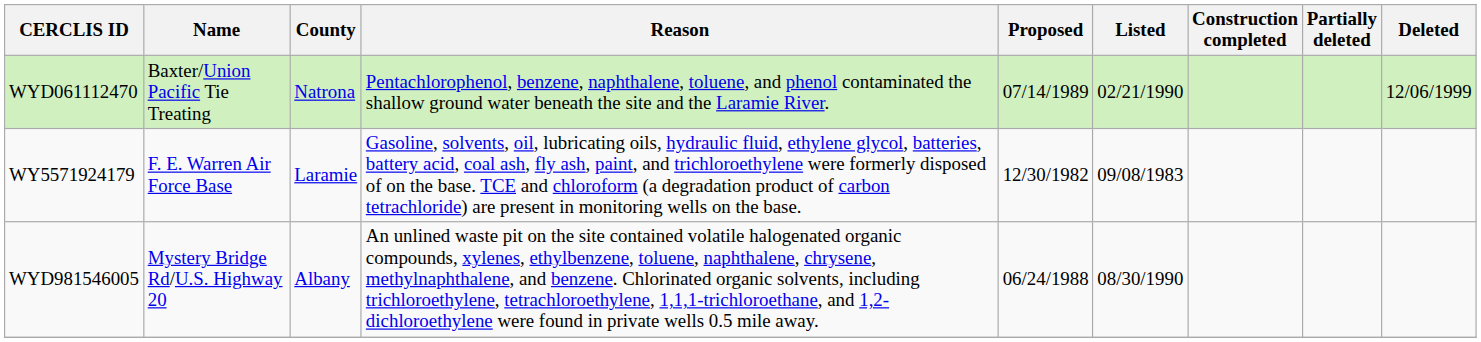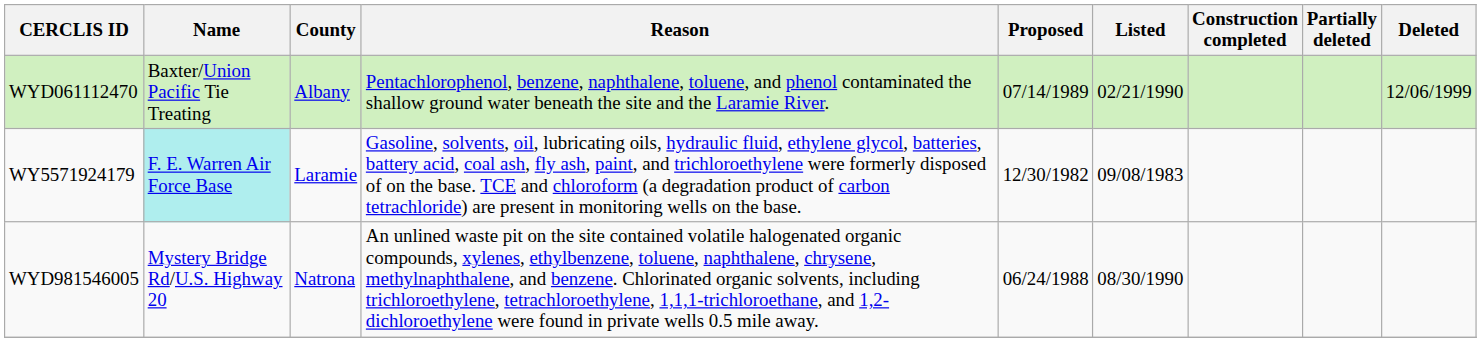(325, 91) Natrona -> (322, 91) Albany
(209, 174) no background -> (209, 174) paleturquoise background
(322, 279) Albany -> (325, 279) Natrona
